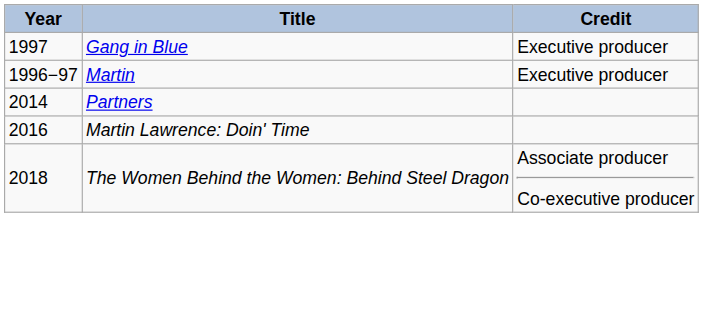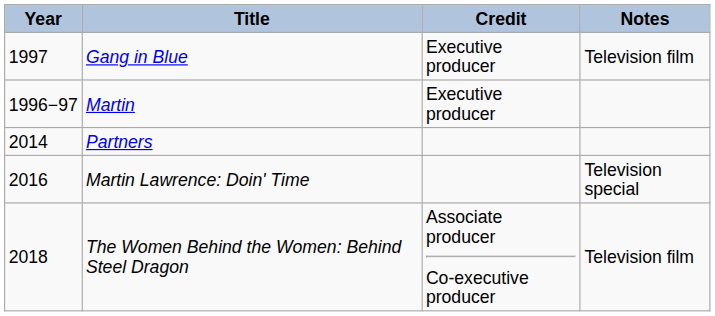+ column: (645, 19)
